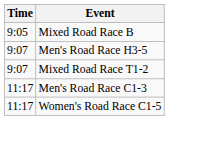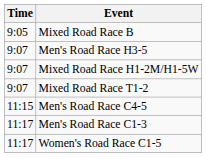+ row: (119, 69)
+ row: (93, 106)
